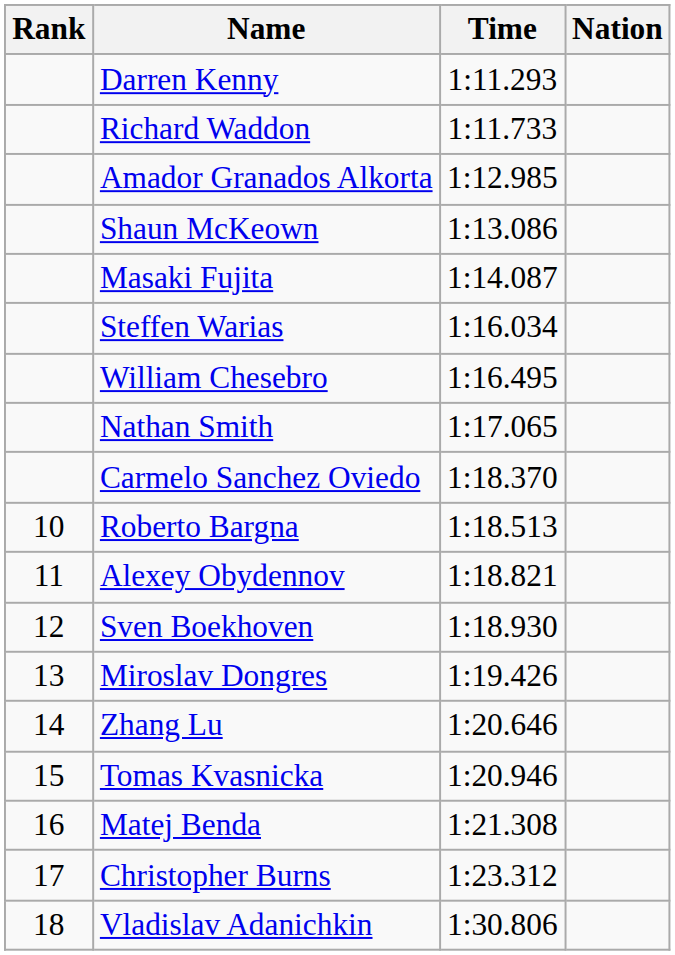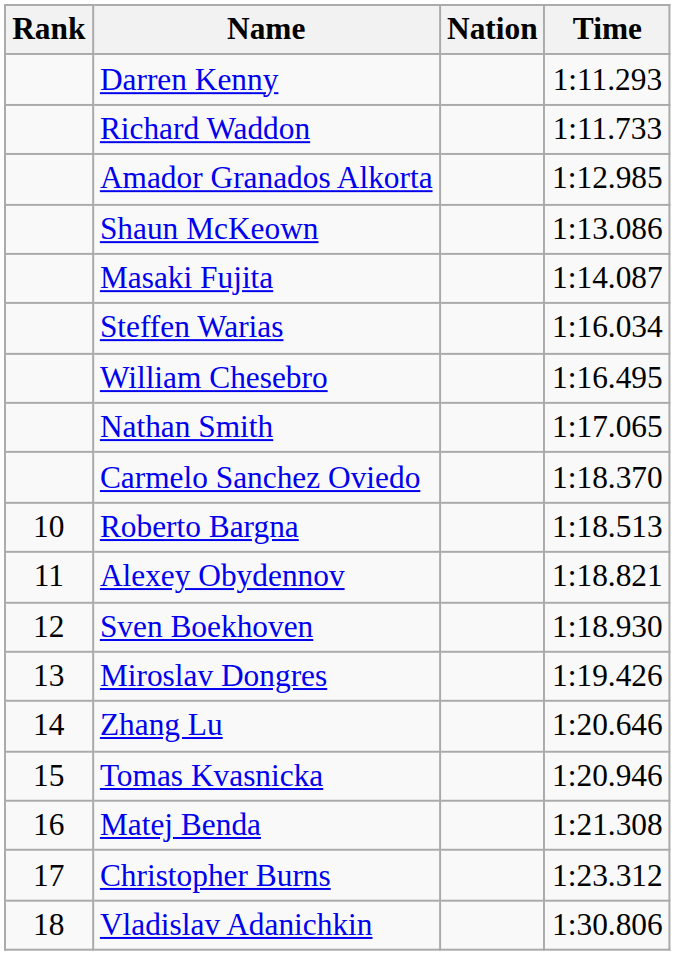columns swapped: (617, 29) <-> (502, 29)
